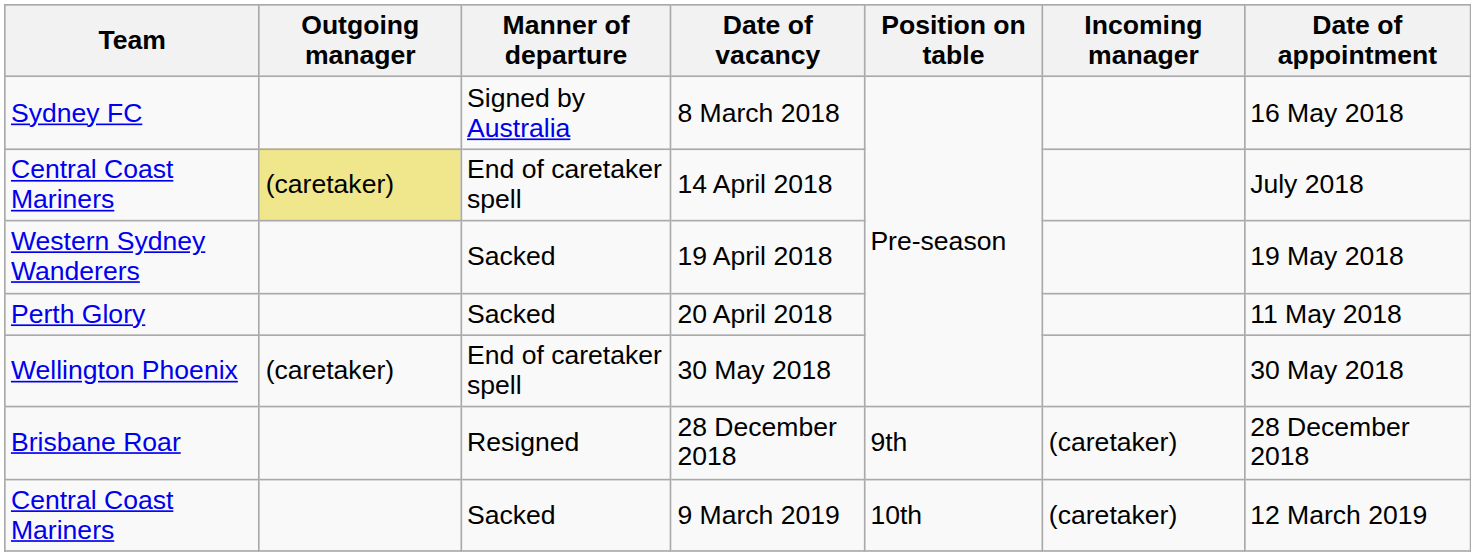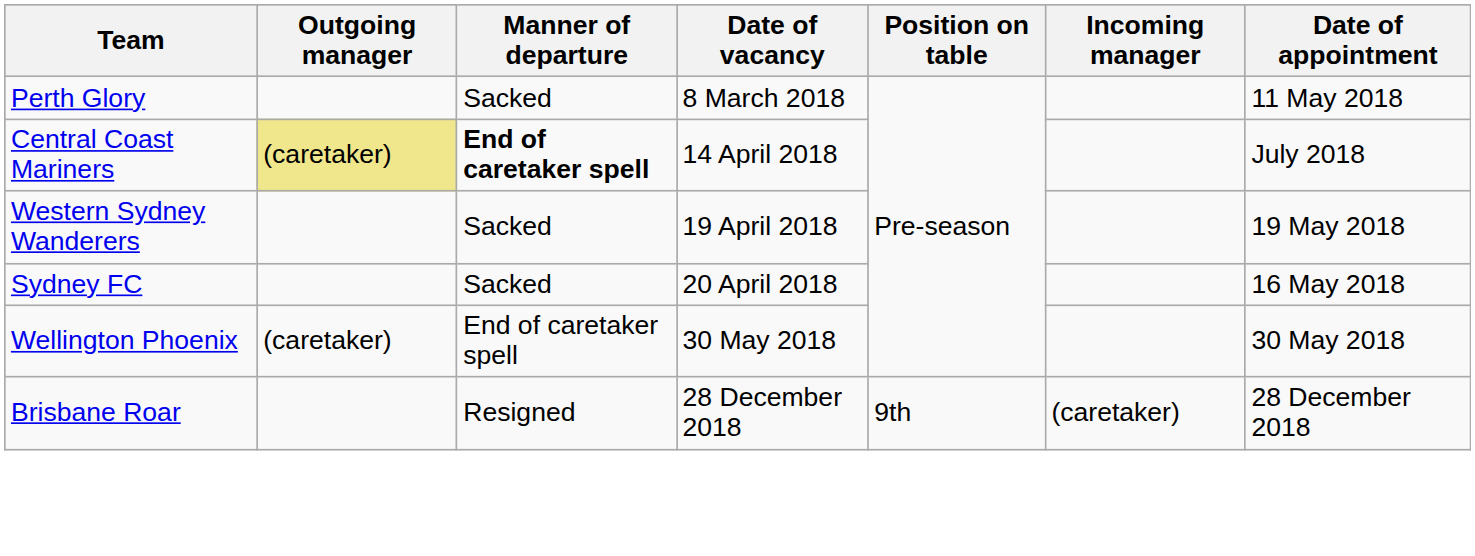(77, 112) Sydney FC -> (78, 97) Perth Glory
(526, 112) Signed by Australia -> (508, 97) Sacked
(1327, 112) 16 May 2018 -> (1327, 97) 11 May 2018
(564, 184) normal -> (556, 154) bold
(78, 313) Perth Glory -> (77, 283) Sydney FC
(1326, 313) 11 May 2018 -> (1328, 283) 16 May 2018
- row: (759, 514)
